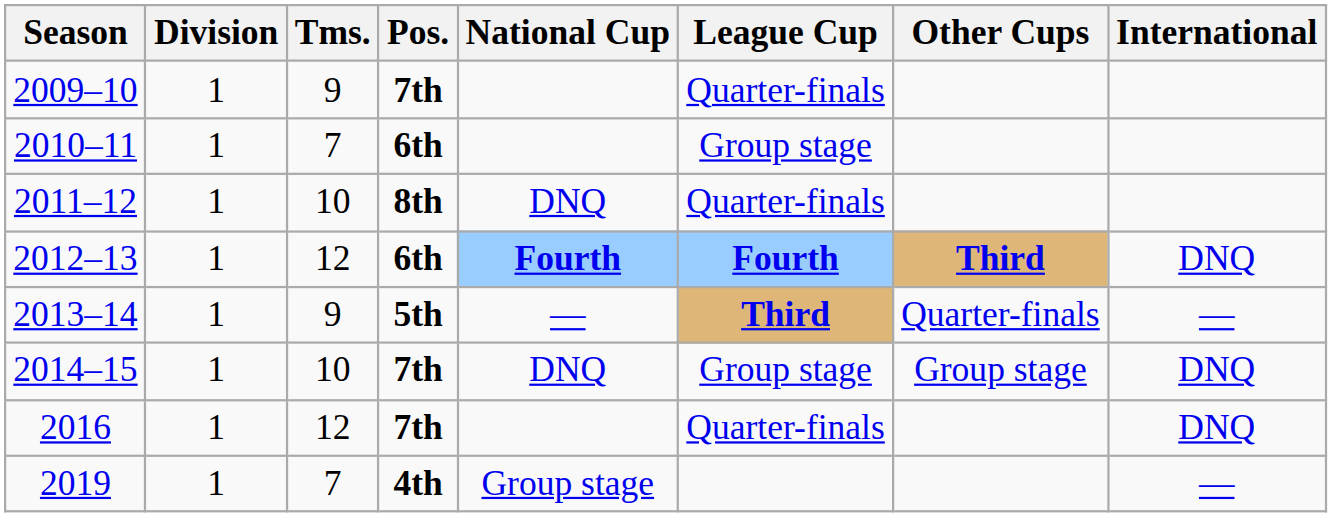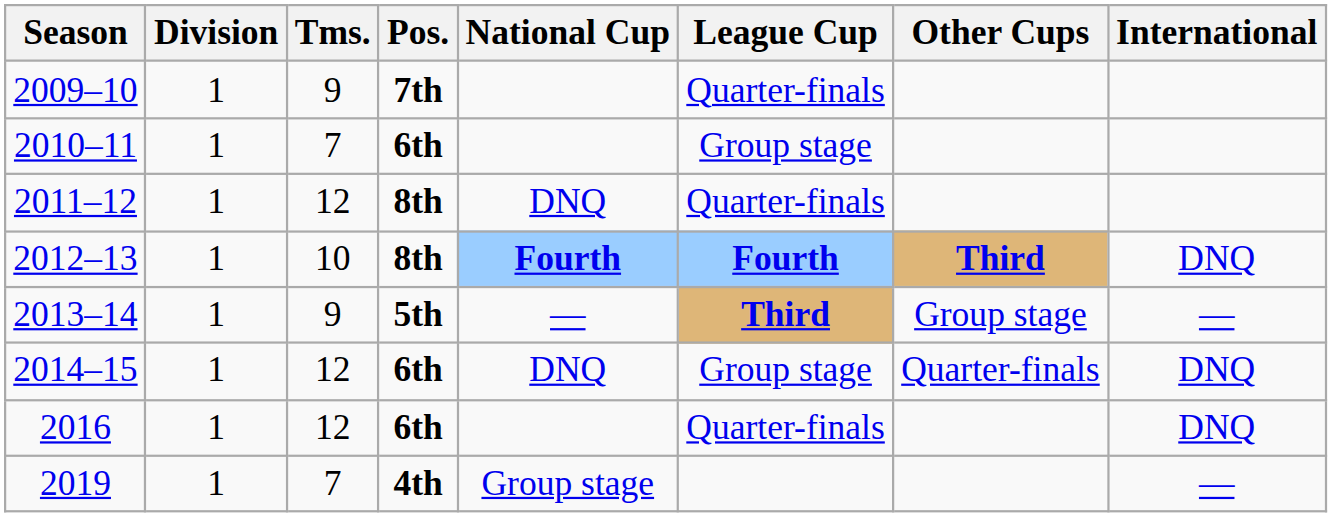(333, 201) 10 -> (333, 201) 12
(333, 257) 12 -> (333, 257) 10
(418, 257) 6th -> (418, 257) 8th
(1000, 314) Quarter-finals -> (1000, 314) Group stage
(333, 370) 10 -> (333, 370) 12
(418, 370) 7th -> (418, 370) 6th
(1000, 370) Group stage -> (1000, 370) Quarter-finals
(418, 426) 7th -> (418, 426) 6th
